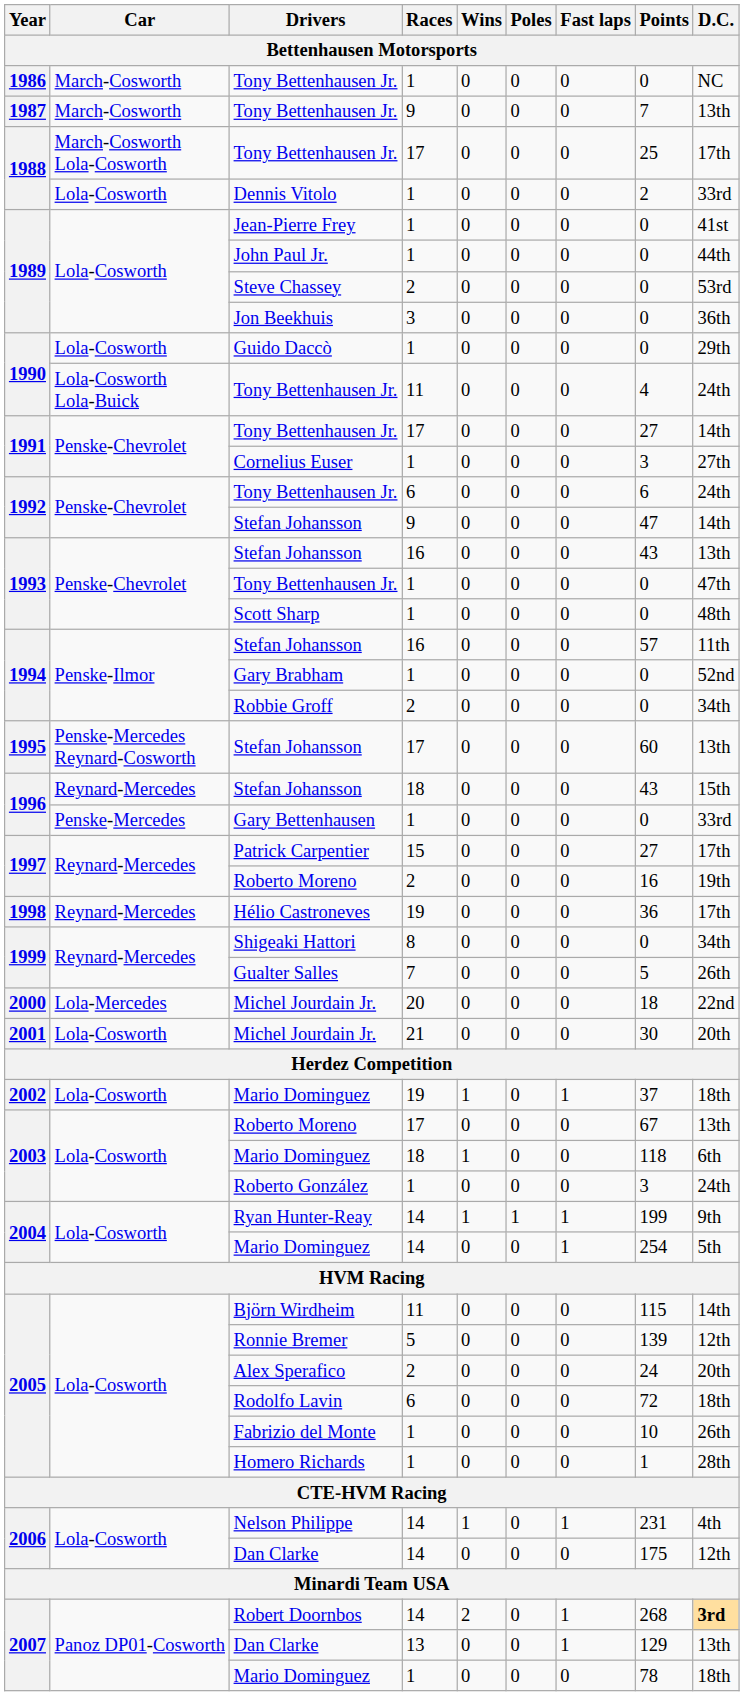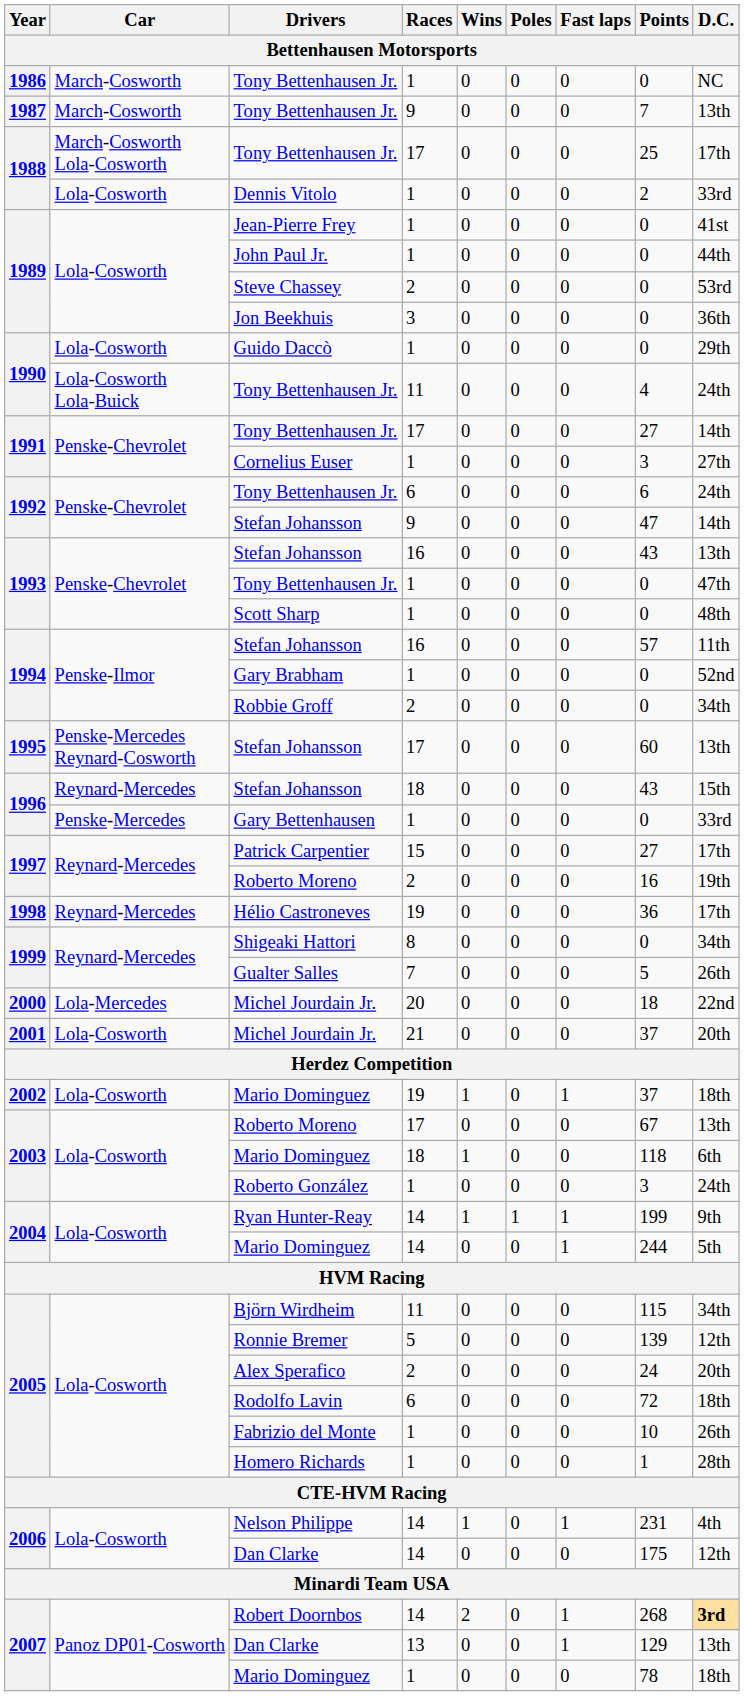(649, 1033) 30 -> (649, 1033) 37
(653, 1247) 254 -> (653, 1247) 244
(714, 1308) 14th -> (714, 1308) 34th
